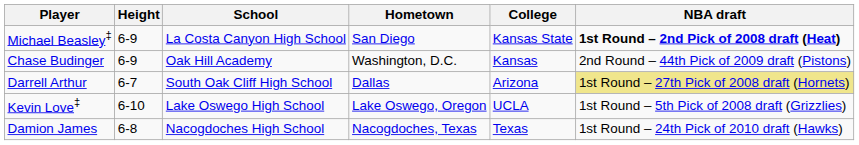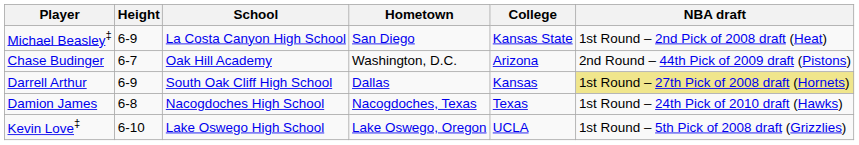(710, 38) bold -> (703, 38) normal
(128, 61) 6-9 -> (128, 61) 6-7
(515, 61) Kansas -> (516, 61) Arizona
(128, 82) 6-7 -> (128, 82) 6-9
(516, 82) Arizona -> (515, 82) Kansas
rows swapped: (52, 129) <-> (44, 105)
